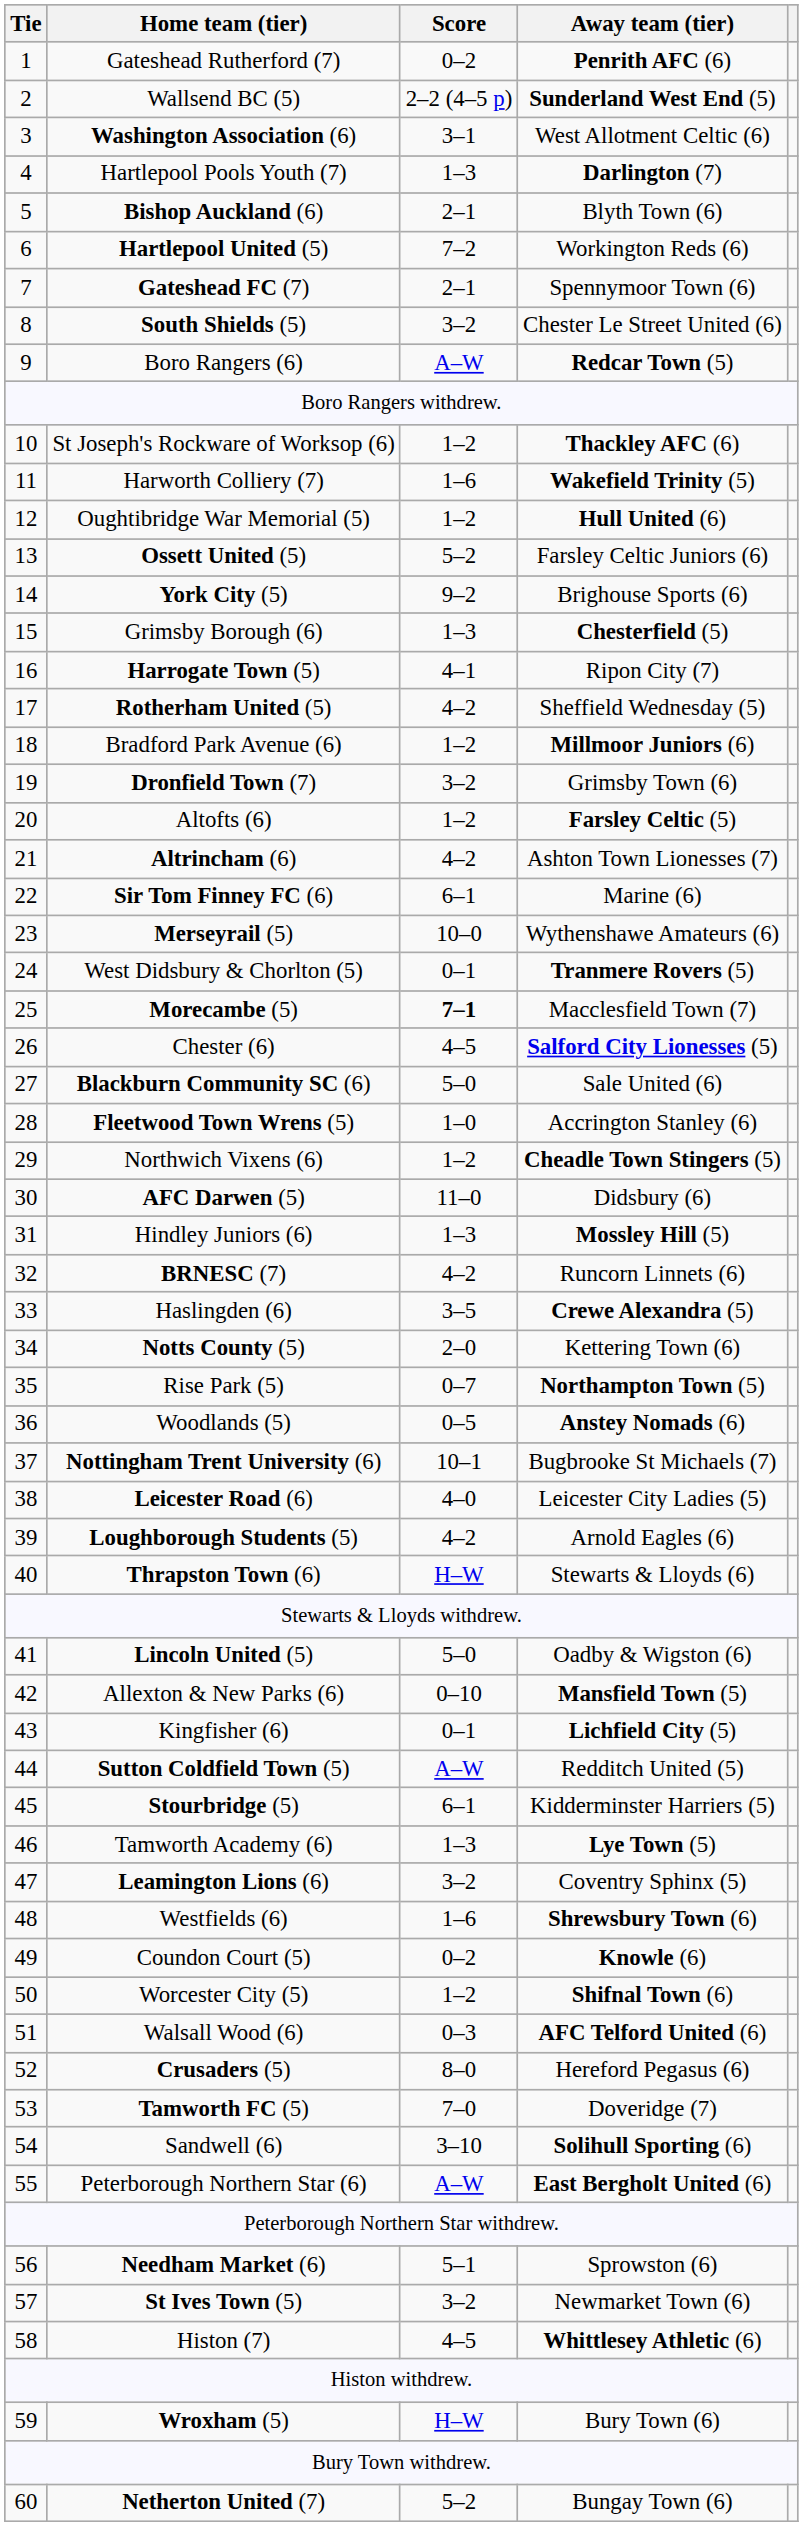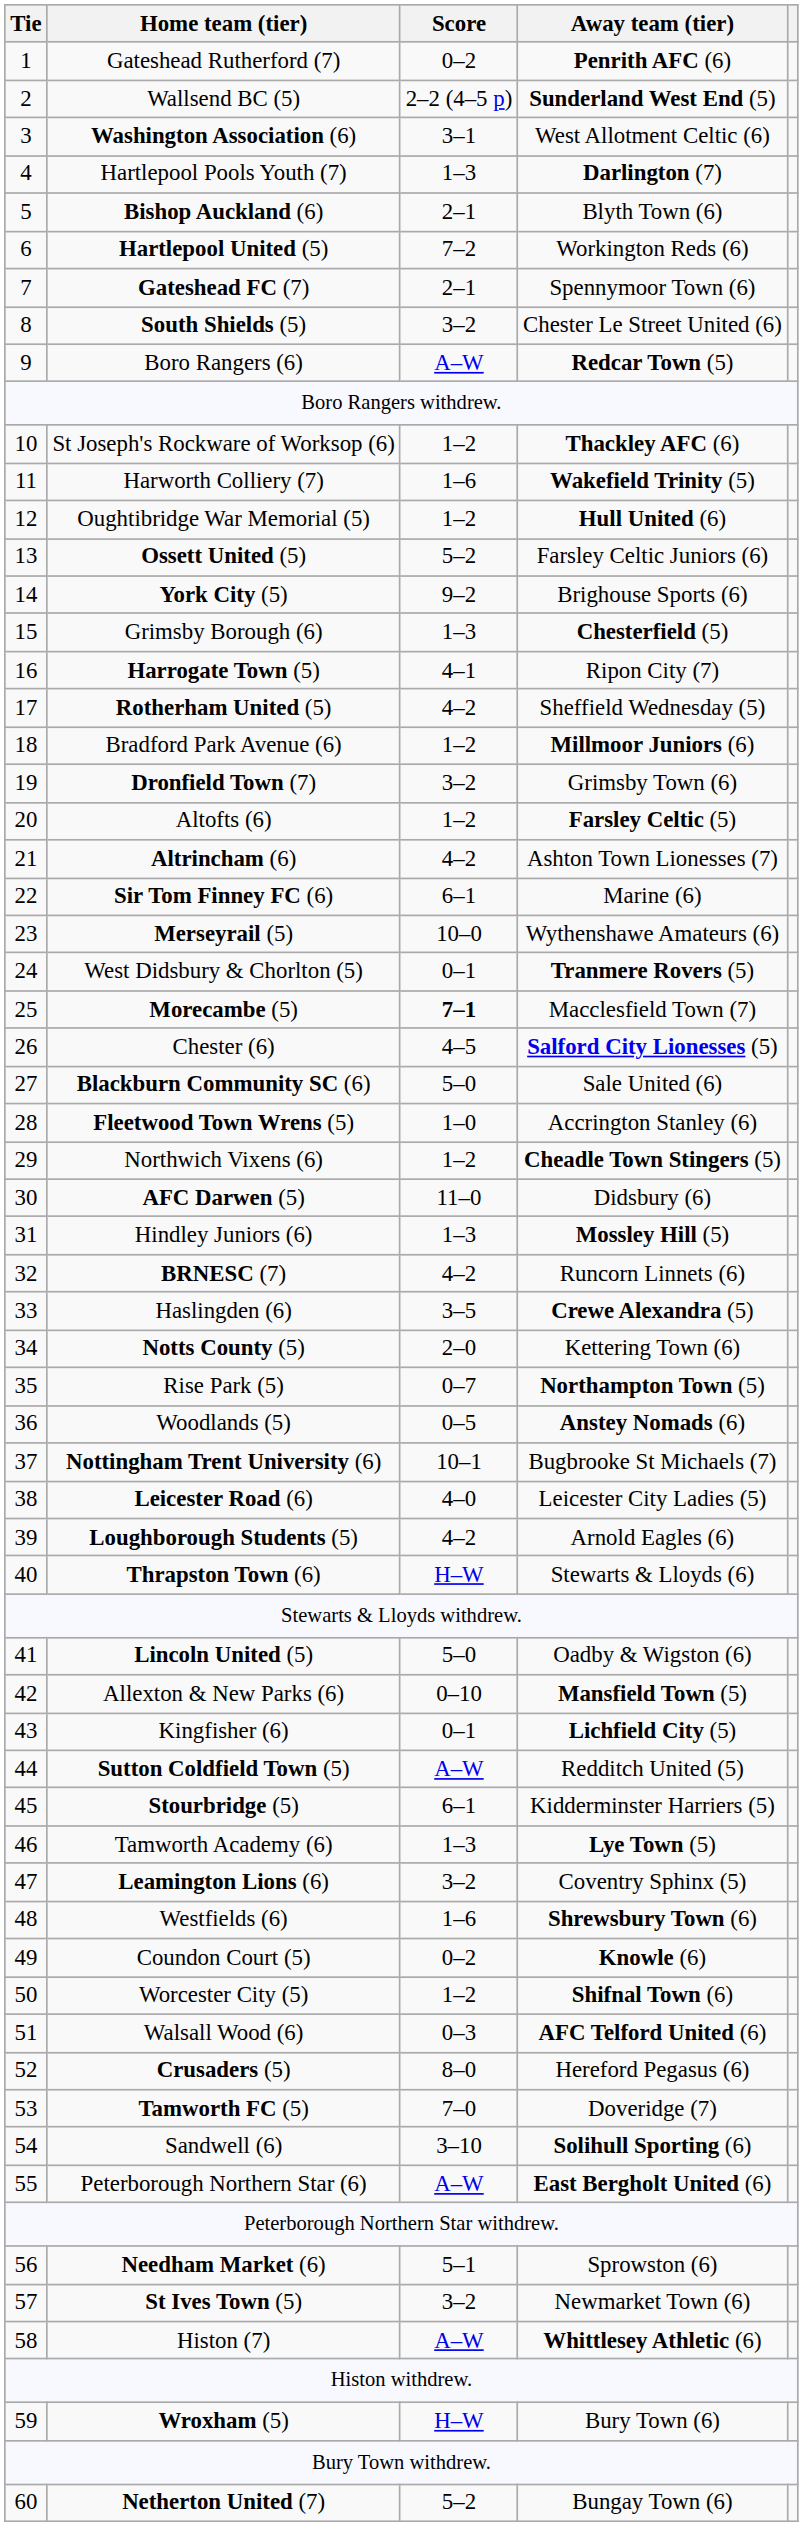(459, 2339) 4–5 -> (459, 2339) A–W
